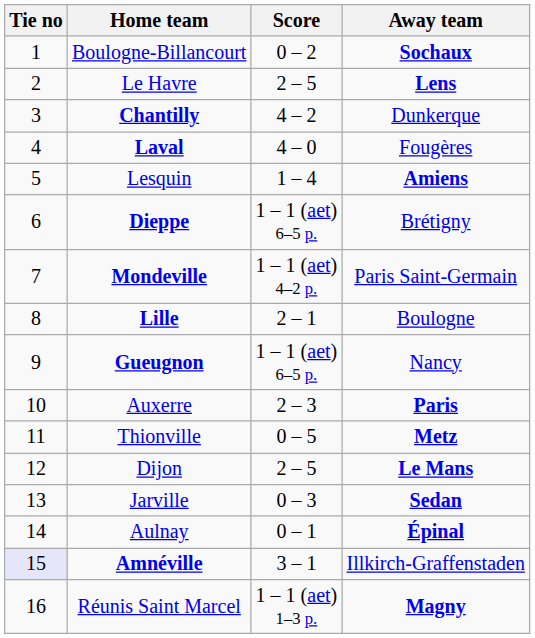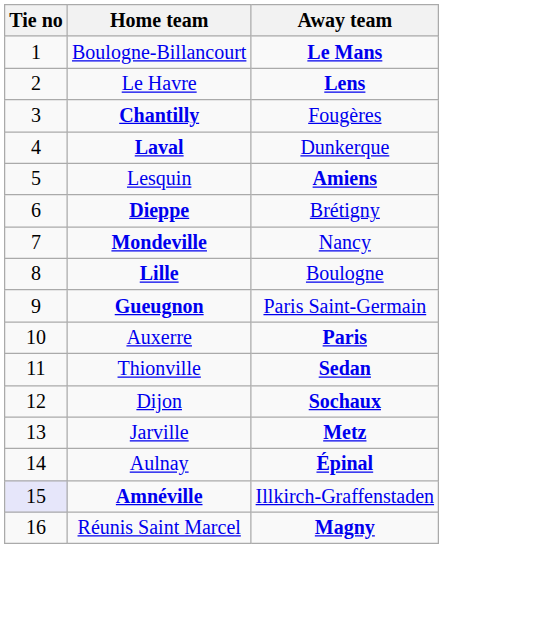- column: (296, 20)
(436, 52) Sochaux -> (345, 52) Le Mans
(436, 115) Dunkerque -> (345, 115) Fougères
(436, 147) Fougères -> (345, 147) Dunkerque
(436, 276) Paris Saint-Germain -> (345, 242) Nancy
(436, 362) Nancy -> (345, 305) Paris Saint-Germain
(436, 436) Metz -> (345, 369) Sedan
(436, 468) Le Mans -> (345, 400) Sochaux
(436, 500) Sedan -> (345, 432) Metz
